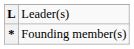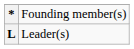rows swapped: (11, 14) <-> (11, 34)
